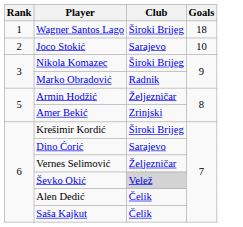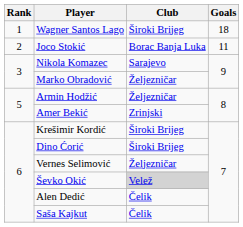(147, 46) Sarajevo -> (167, 46) Borac Banja Luka
(202, 46) 10 -> (223, 46) 11
(156, 63) Široki Brijeg -> (147, 63) Sarajevo
(144, 79) Radnik -> (153, 79) Željezničar
(147, 146) Sarajevo -> (156, 146) Široki Brijeg
